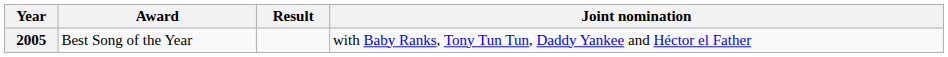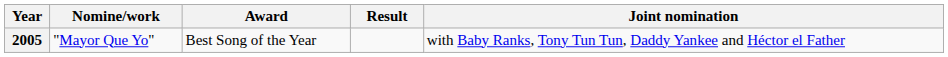+ column: (116, 16)
